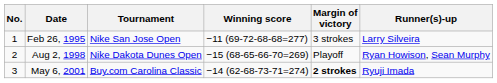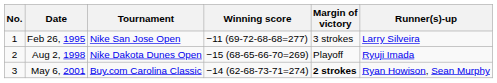(426, 55) Ryan Howison, Sean Murphy -> (388, 55) Ryuji Imada
(388, 70) Ryuji Imada -> (426, 70) Ryan Howison, Sean Murphy
